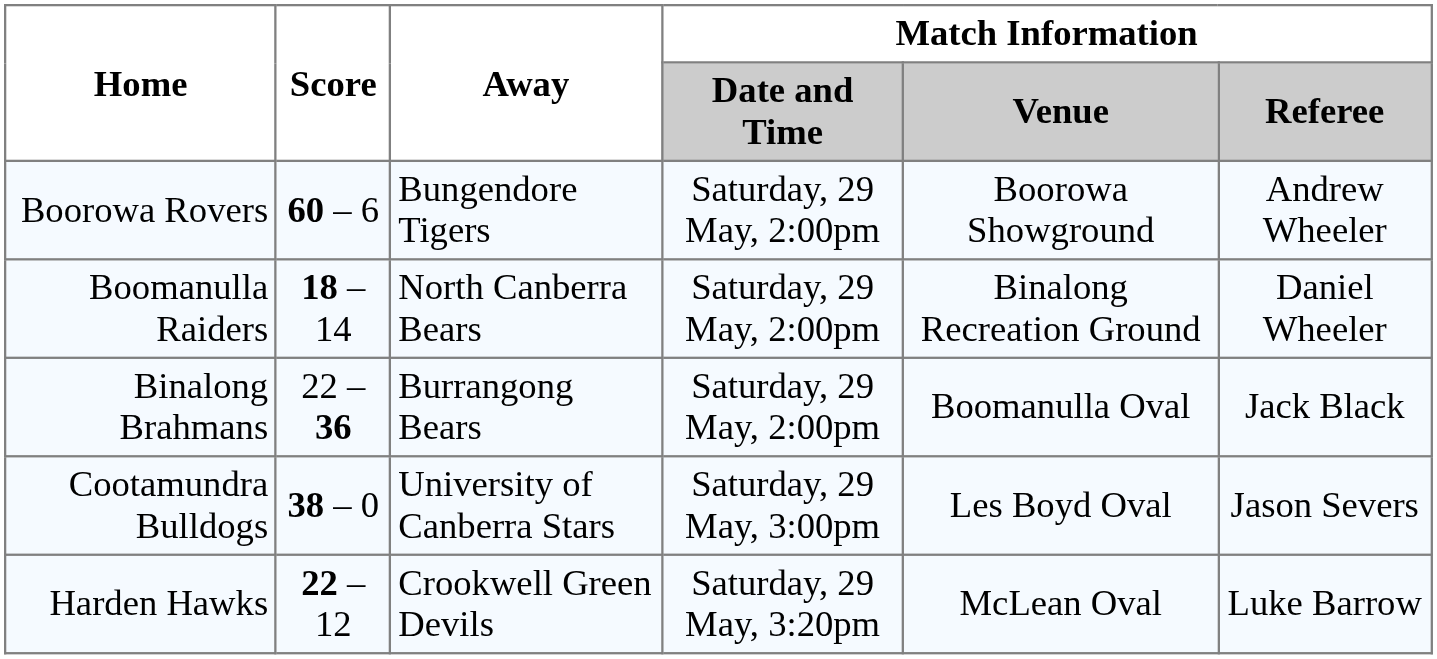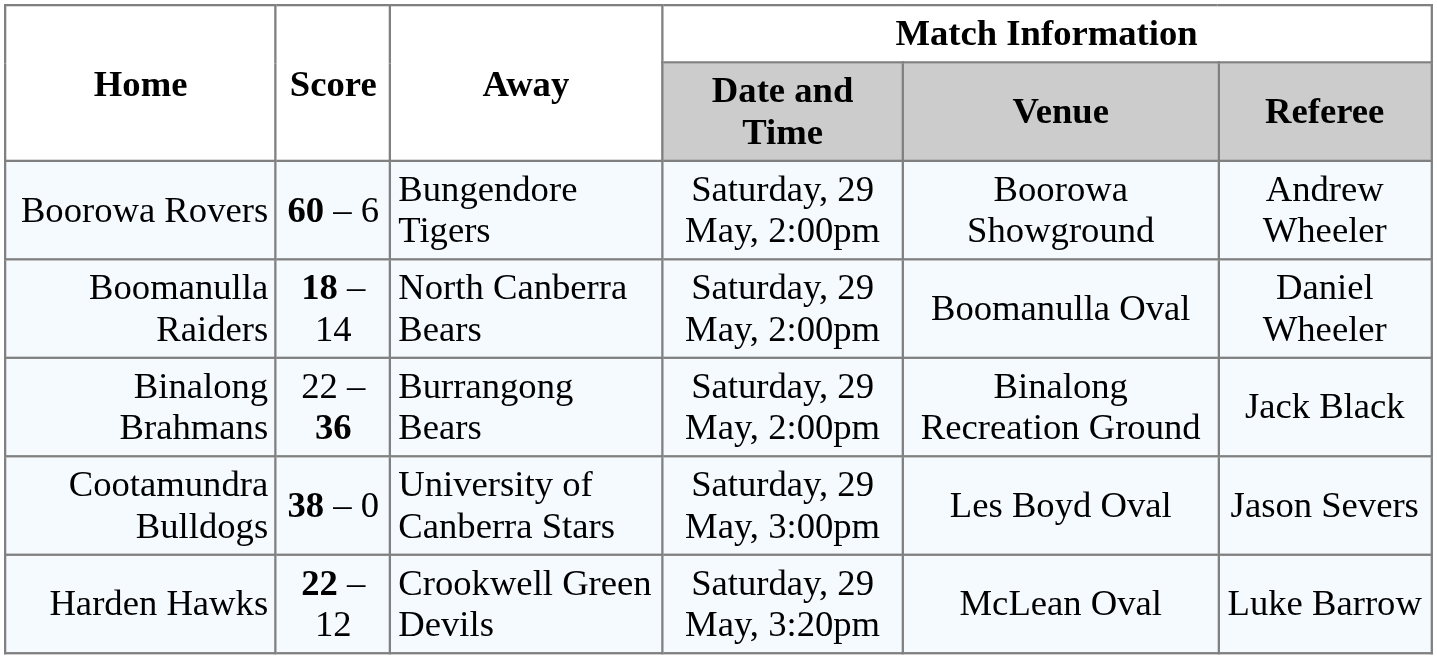(1061, 307) Binalong Recreation Ground -> (1061, 307) Boomanulla Oval
(1061, 406) Boomanulla Oval -> (1061, 406) Binalong Recreation Ground
